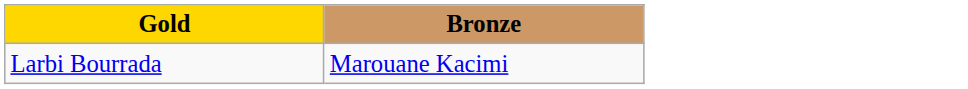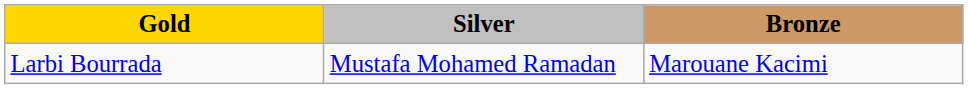+ column: (484, 24)
